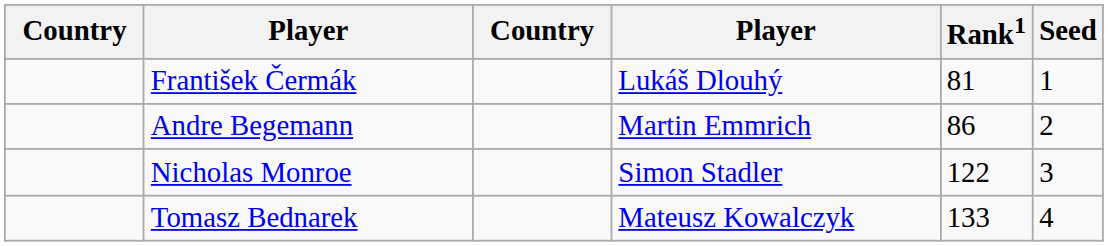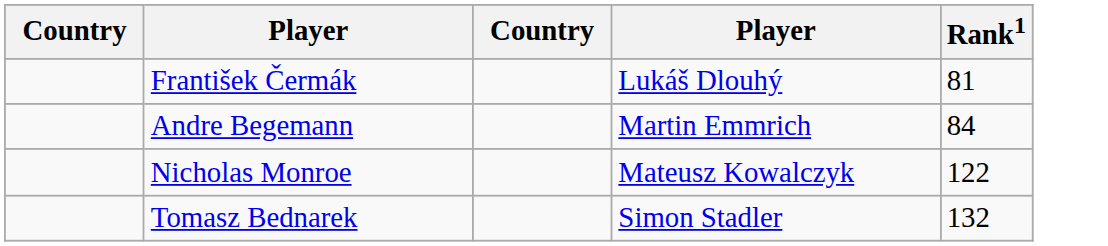- column: (1068, 31)
(961, 126) 86 -> (961, 126) 84
(700, 172) Simon Stadler -> (736, 172) Mateusz Kowalczyk
(736, 217) Mateusz Kowalczyk -> (700, 217) Simon Stadler
(968, 217) 133 -> (968, 217) 132
